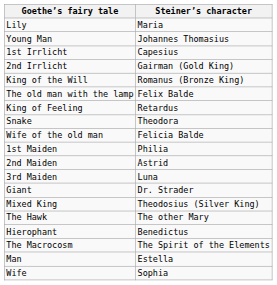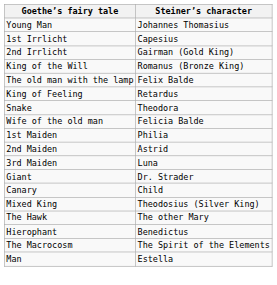- row: (17, 25)
+ row: (22, 190)
- row: (17, 273)
